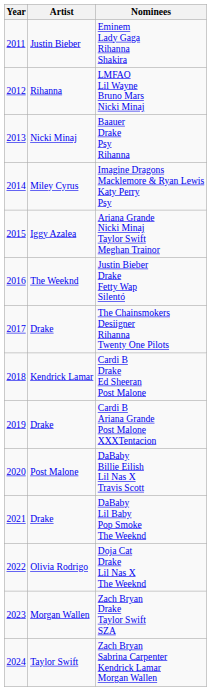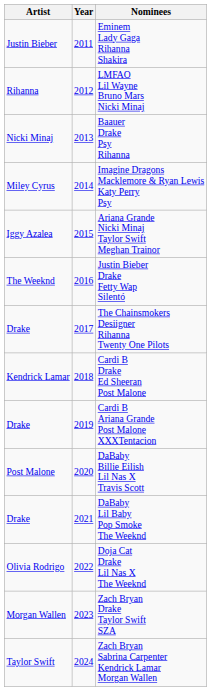columns swapped: (16, 12) <-> (62, 12)
